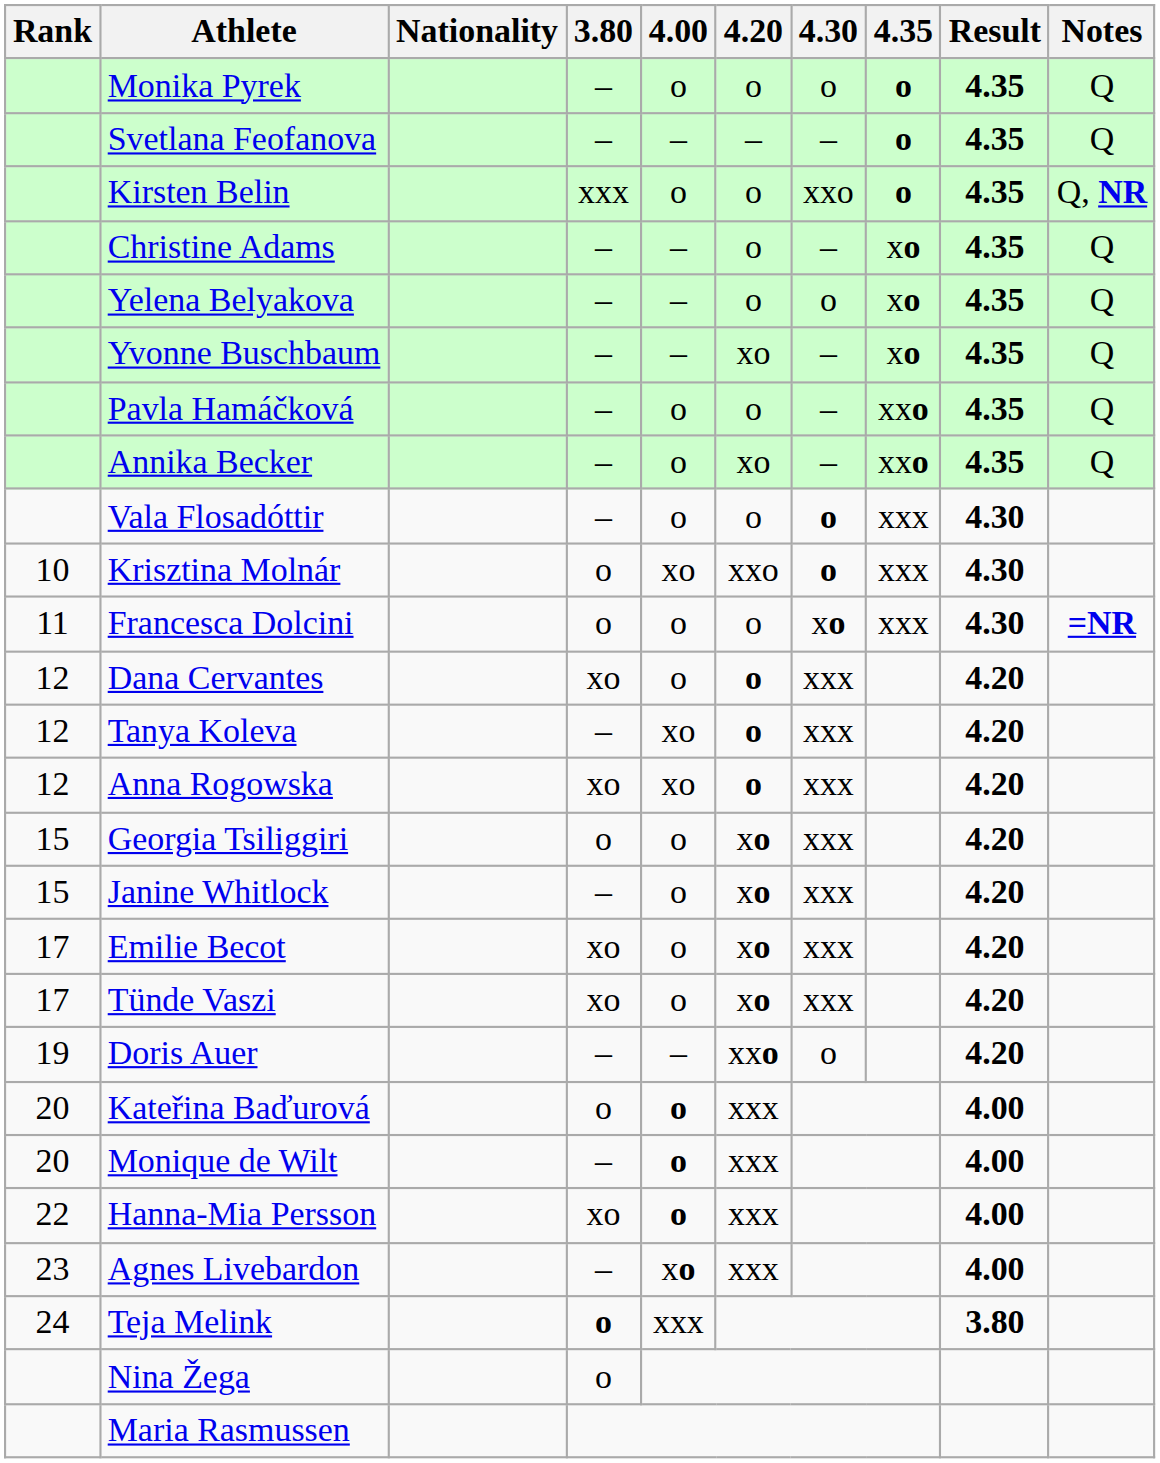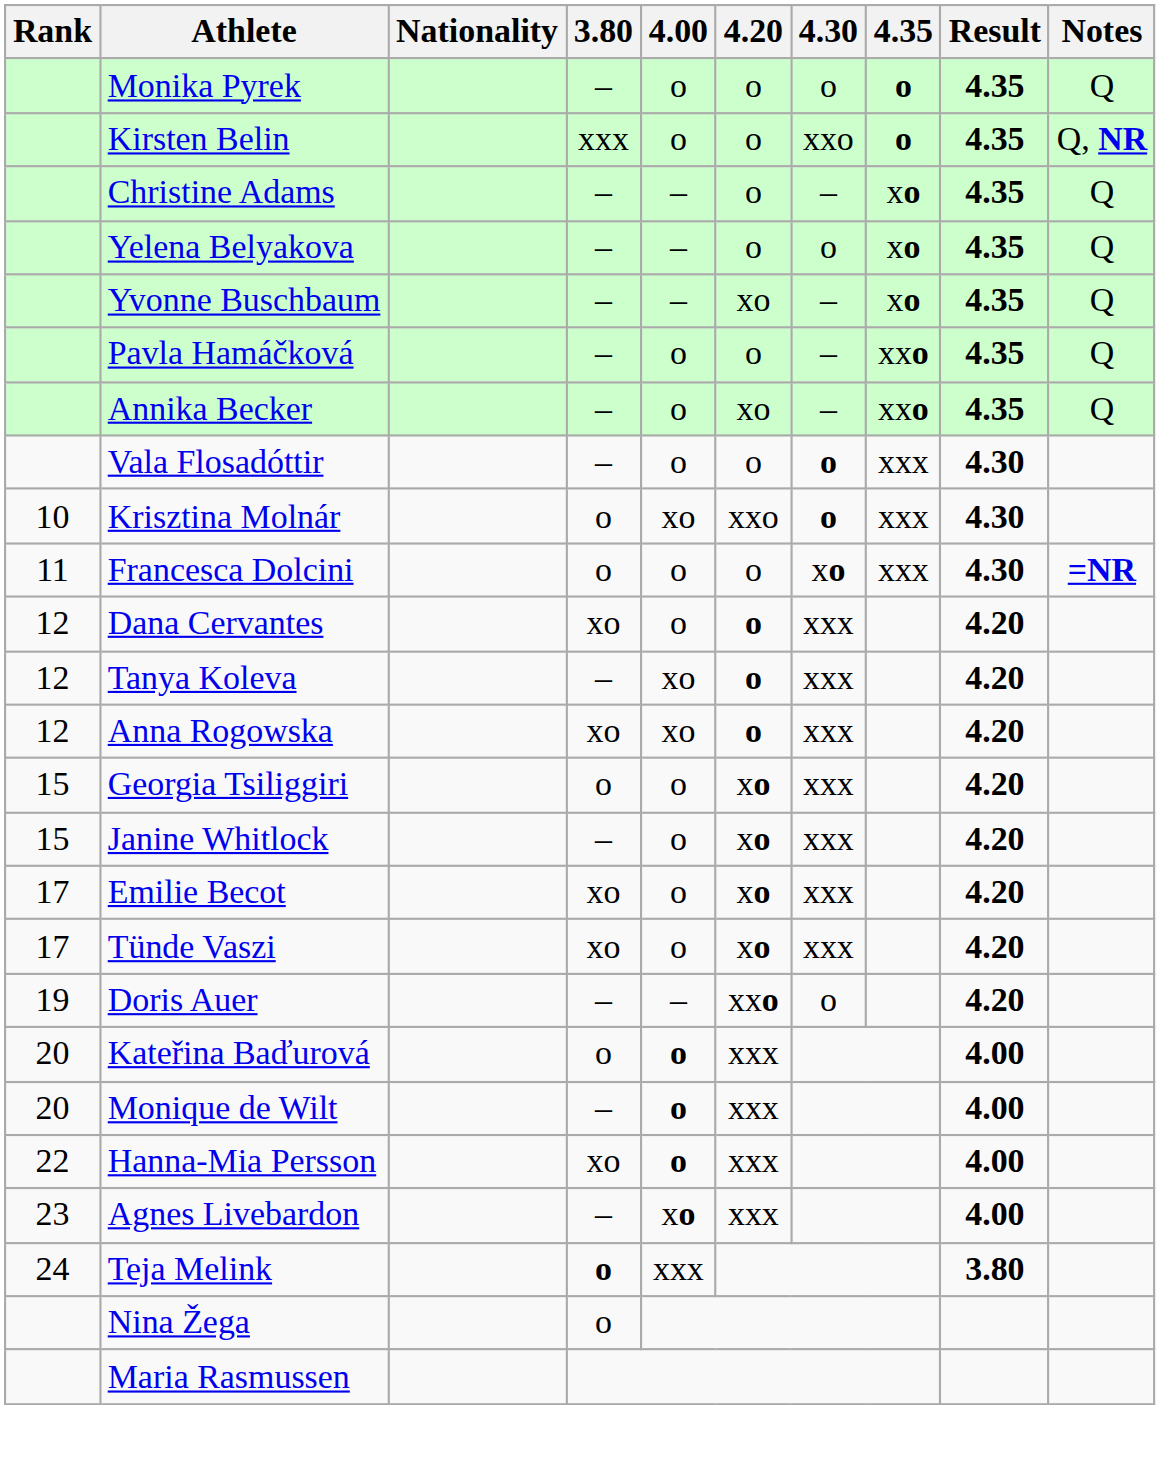- row: (242, 138)
